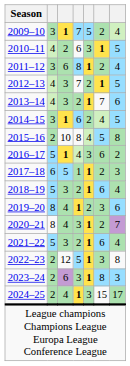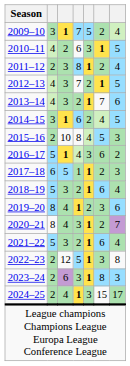(53, 66) 3 -> (53, 66) 2
(66, 66) 6 -> (66, 66) 3
(118, 136) 8 -> (118, 136) 3
